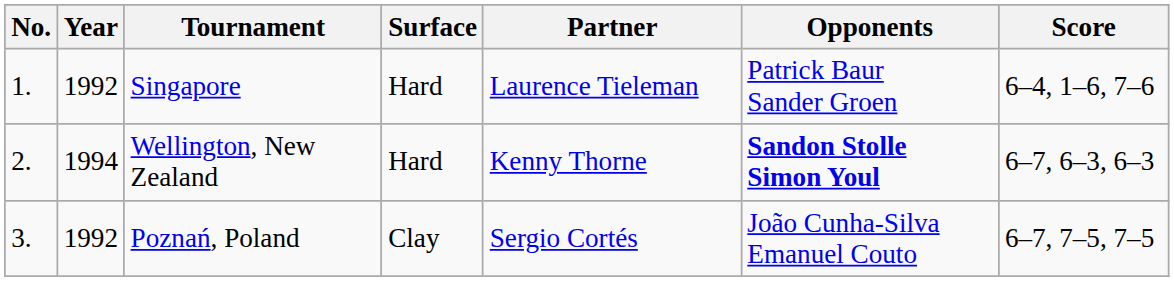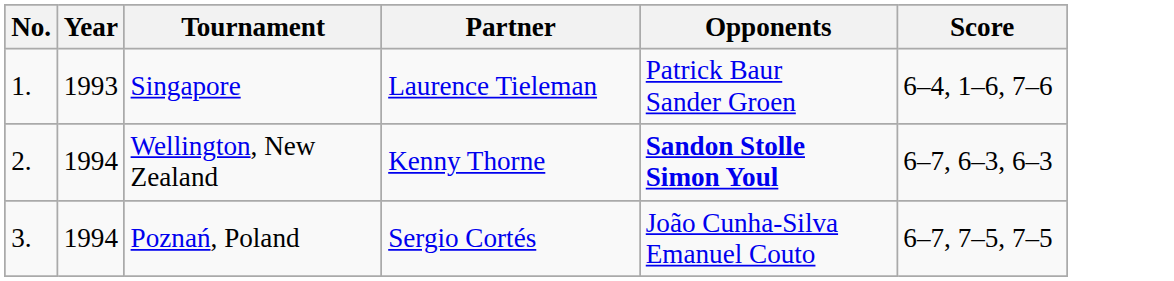- column: (433, 26)
(91, 85) 1992 -> (91, 85) 1993
(91, 237) 1992 -> (91, 237) 1994
